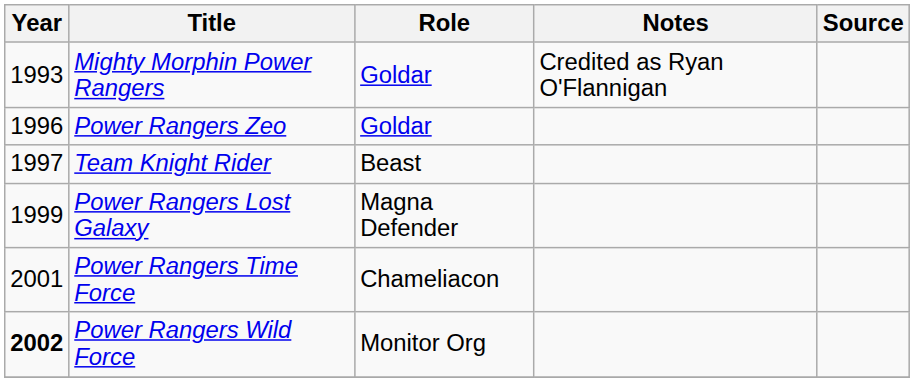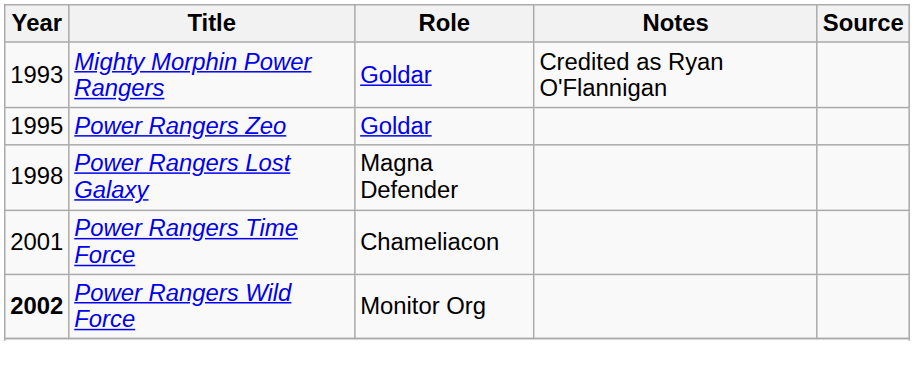(37, 125) 1996 -> (37, 125) 1995
- row: (173, 163)
(37, 214) 1999 -> (37, 177) 1998
